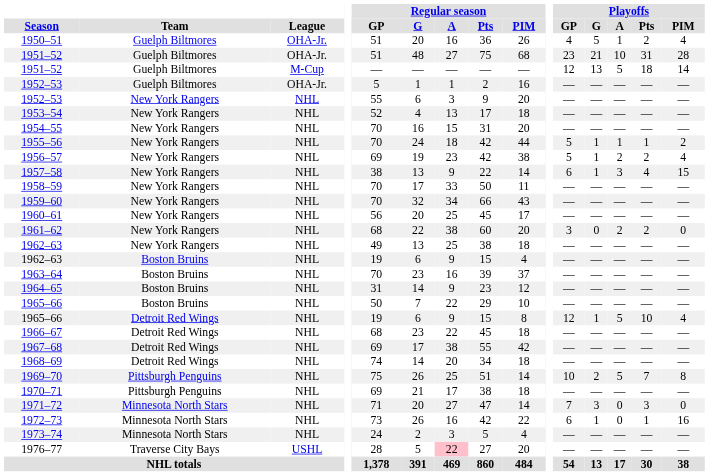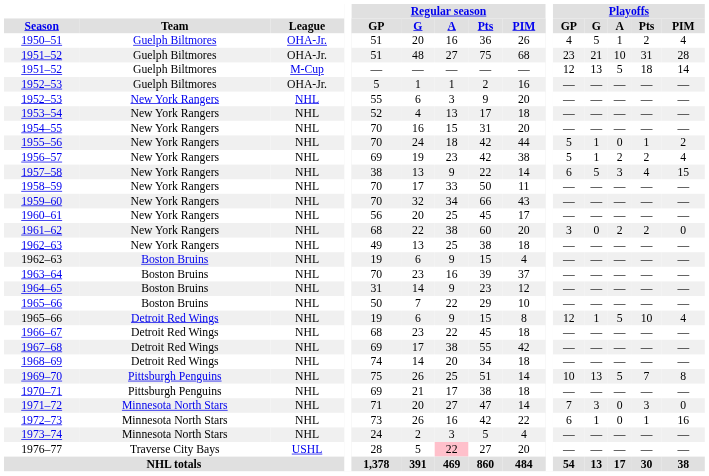(620, 142) 1 -> (620, 142) 0
(596, 172) 1 -> (596, 172) 5
(596, 376) 2 -> (596, 376) 13
